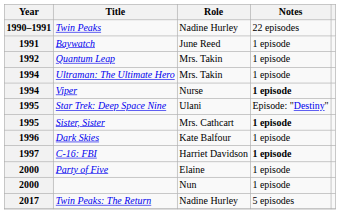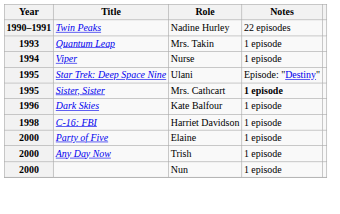- row: (75, 43)
(29, 59) 1992 -> (29, 43) 1993
- row: (115, 75)
(272, 91) bold -> (263, 59) normal
(29, 153) 1997 -> (29, 122) 1998
(272, 153) bold -> (263, 122) normal
+ row: (83, 153)
- row: (104, 201)
